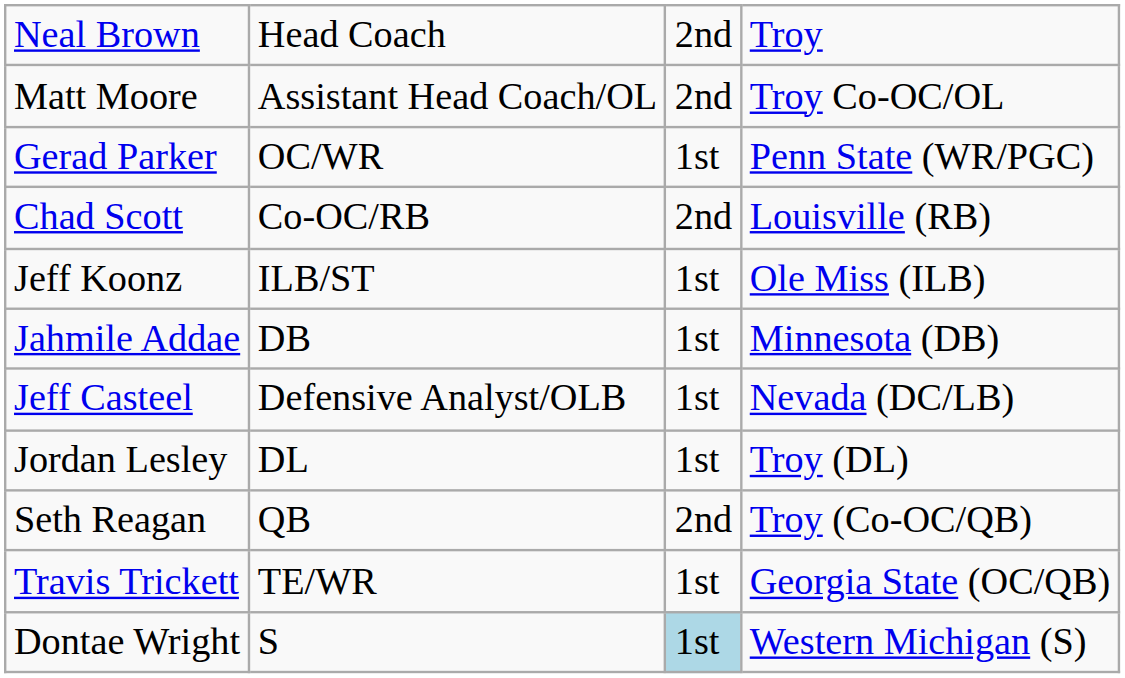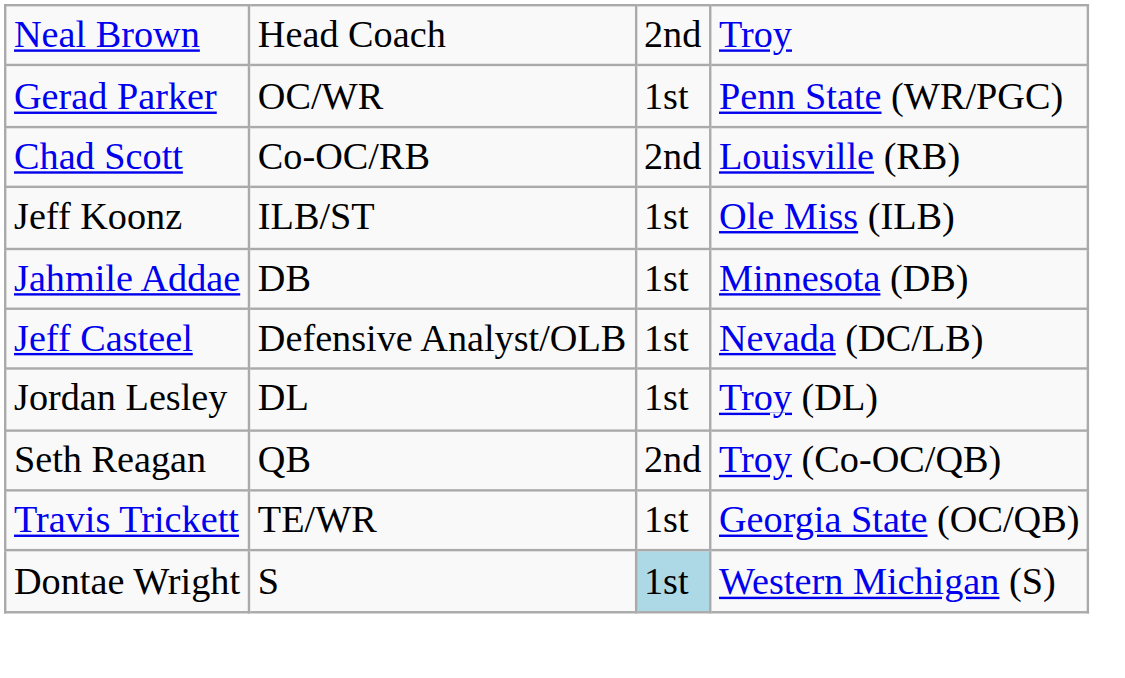- row: (106, 95)
